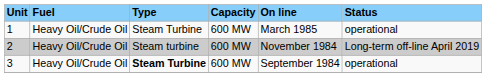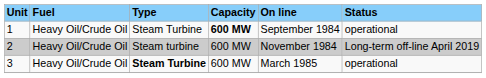(231, 30) normal -> (231, 30) bold
(289, 30) March 1985 -> (300, 30) September 1984
(300, 64) September 1984 -> (289, 64) March 1985
